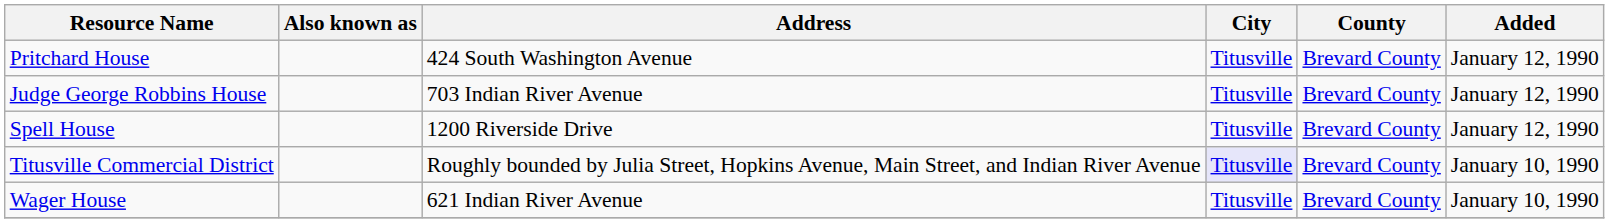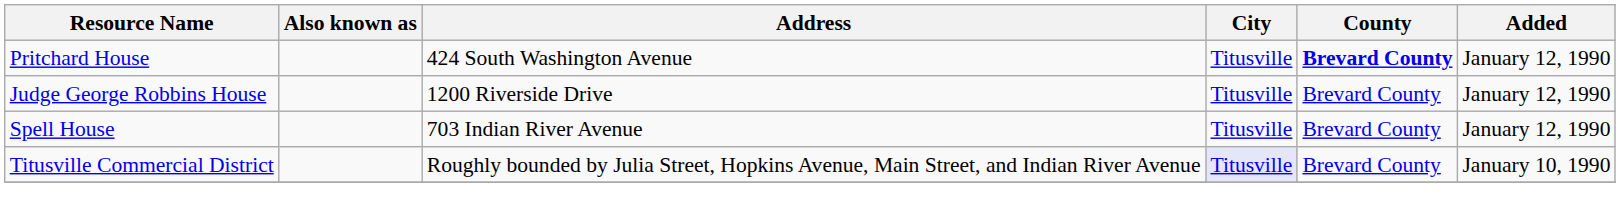(1372, 58) normal -> (1377, 58) bold
(535, 93) 703 Indian River Avenue -> (520, 93) 1200 Riverside Drive
(520, 129) 1200 Riverside Drive -> (535, 129) 703 Indian River Avenue
- row: (68, 200)
